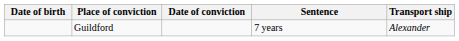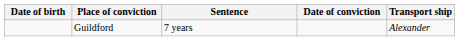columns swapped: (207, 12) <-> (319, 12)
